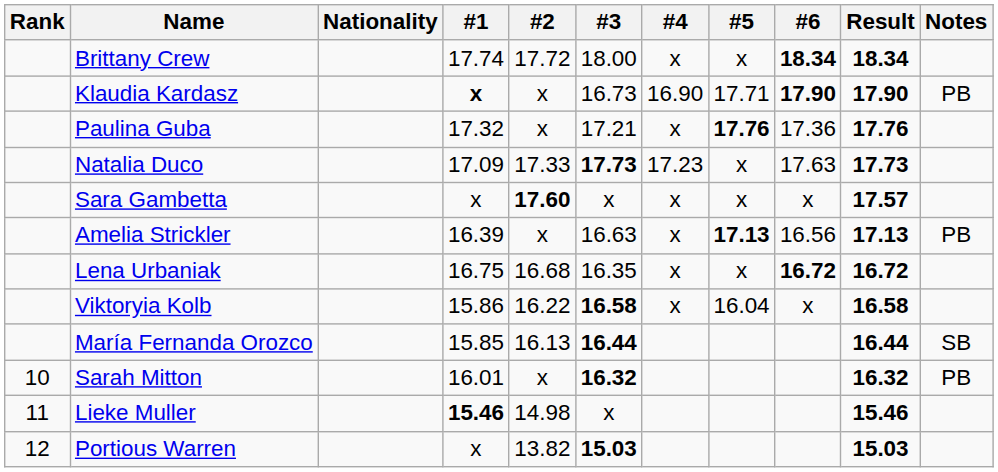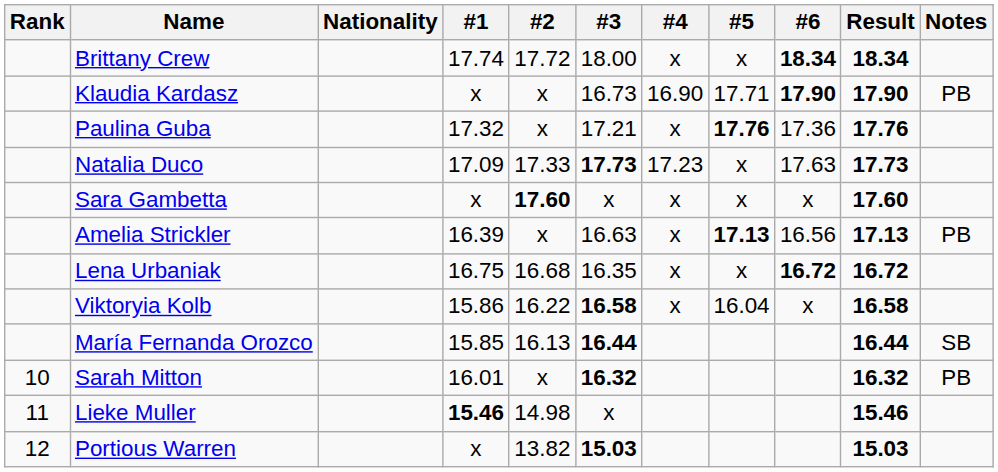(476, 93) bold -> (476, 93) normal
(880, 199) 17.57 -> (880, 199) 17.60
